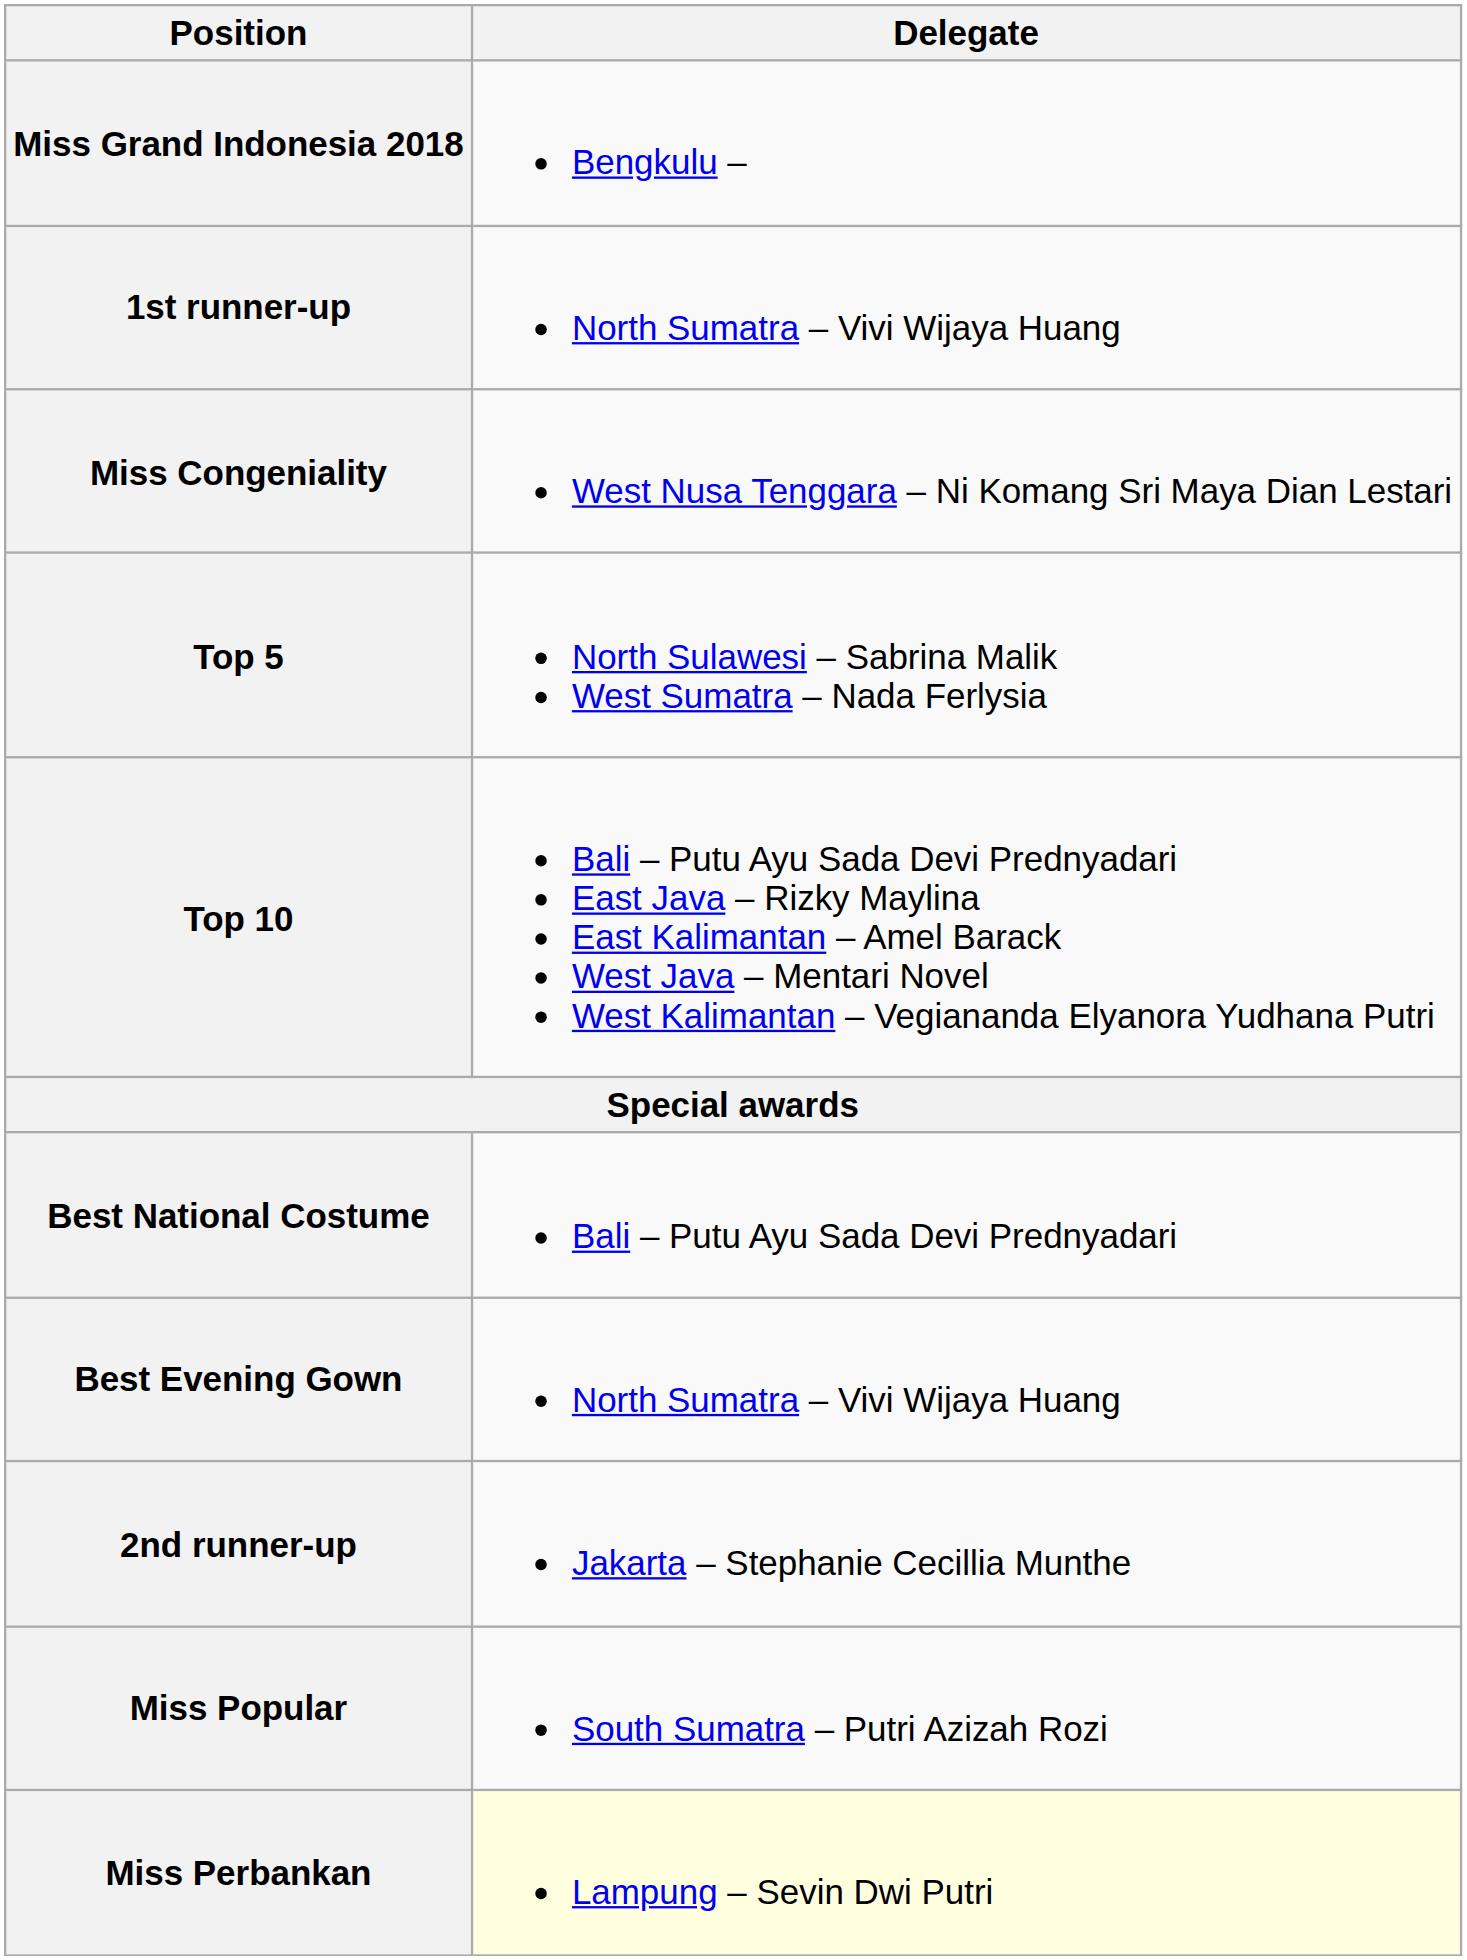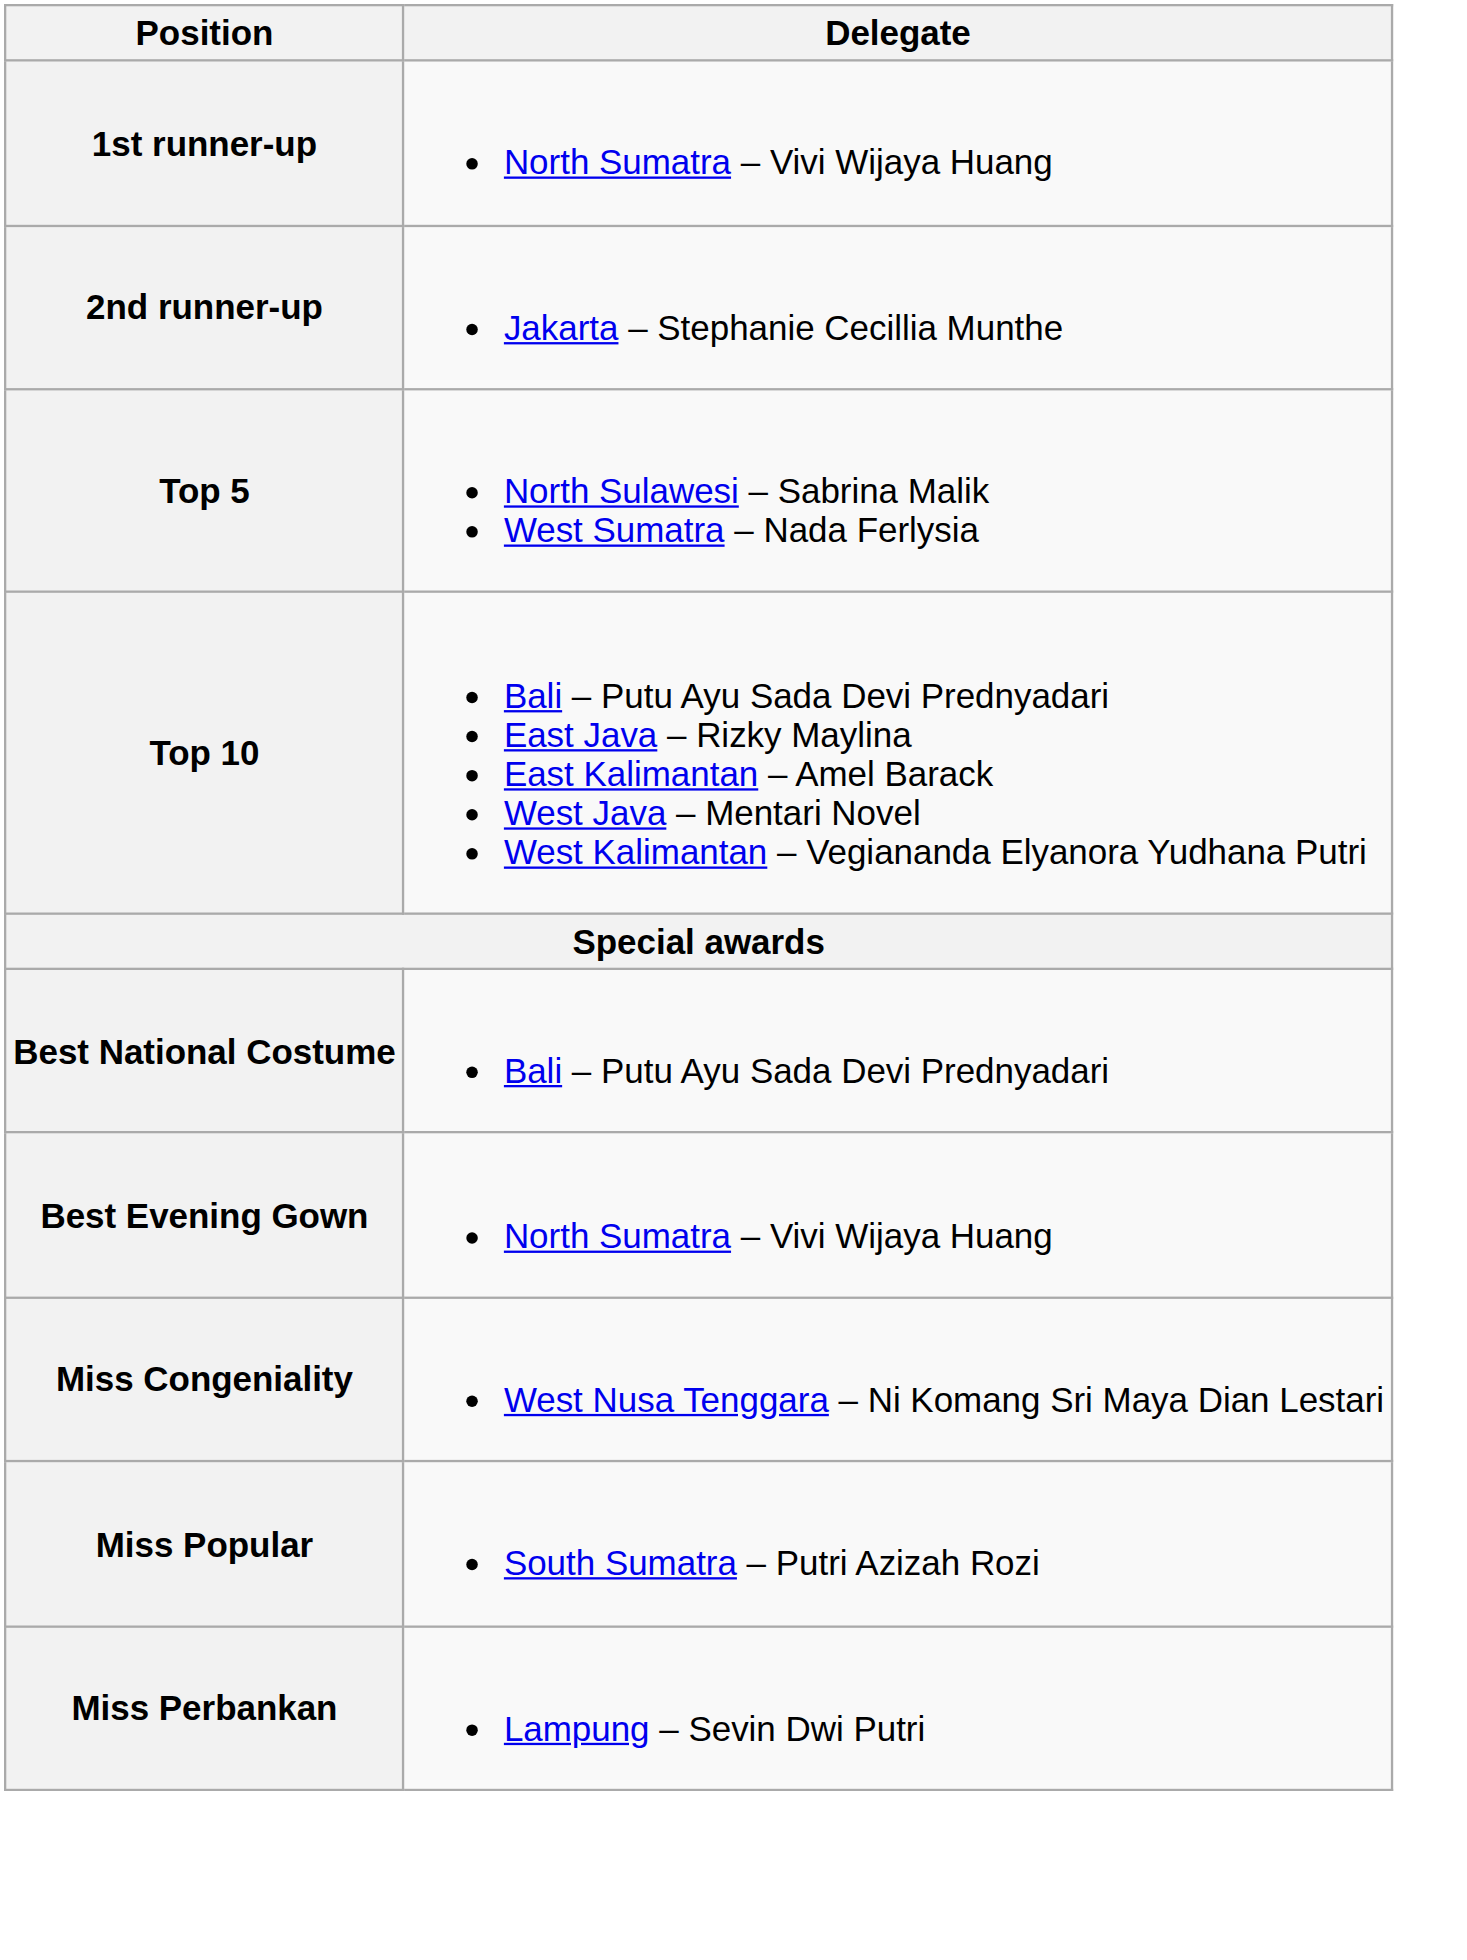- row: (238, 143)
rows swapped: (238, 1544) <-> (238, 471)
(966, 1892) lightyellow background -> (898, 1728) no background
